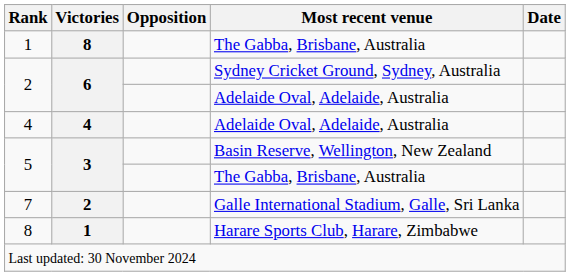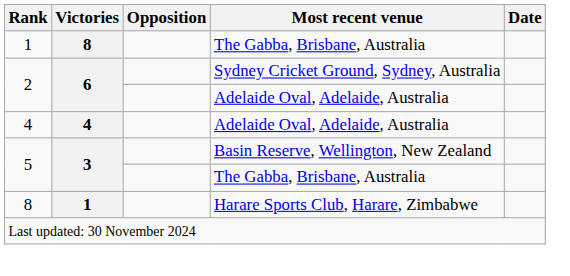- row: (28, 204)
